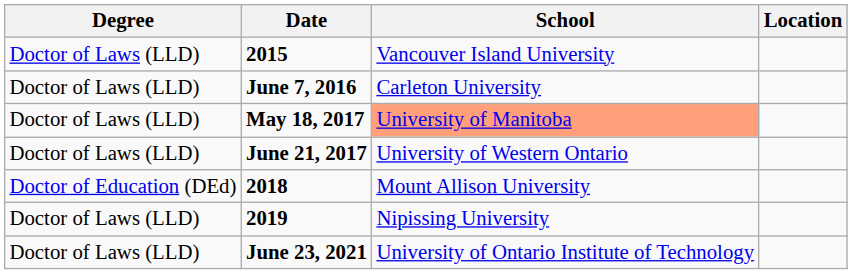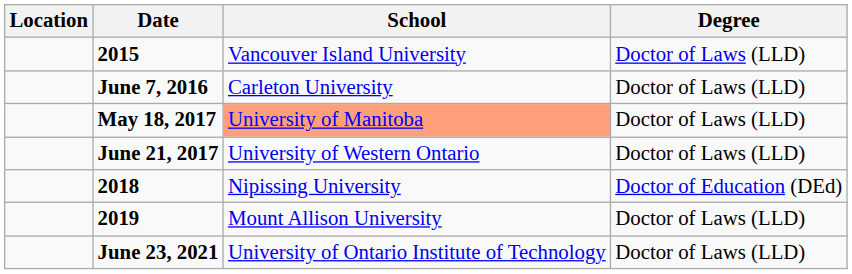columns swapped: (803, 20) <-> (123, 20)
(483, 185) Mount Allison University -> (314, 185) Nipissing University
(463, 218) Nipissing University -> (335, 218) Mount Allison University
